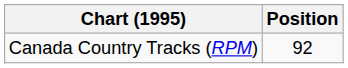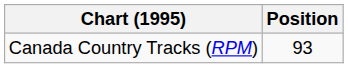(303, 47) 92 -> (303, 47) 93
